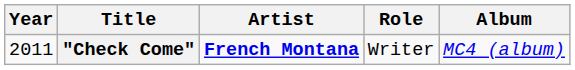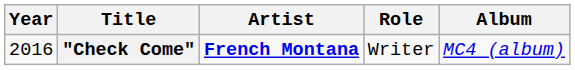(31, 50) 2011 -> (31, 50) 2016
